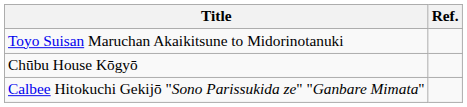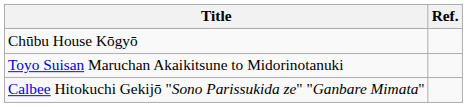rows swapped: (176, 41) <-> (73, 65)
